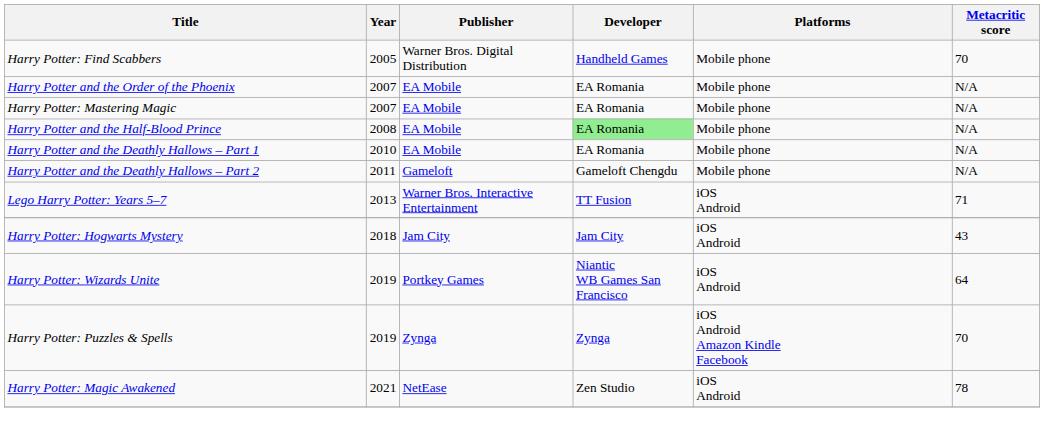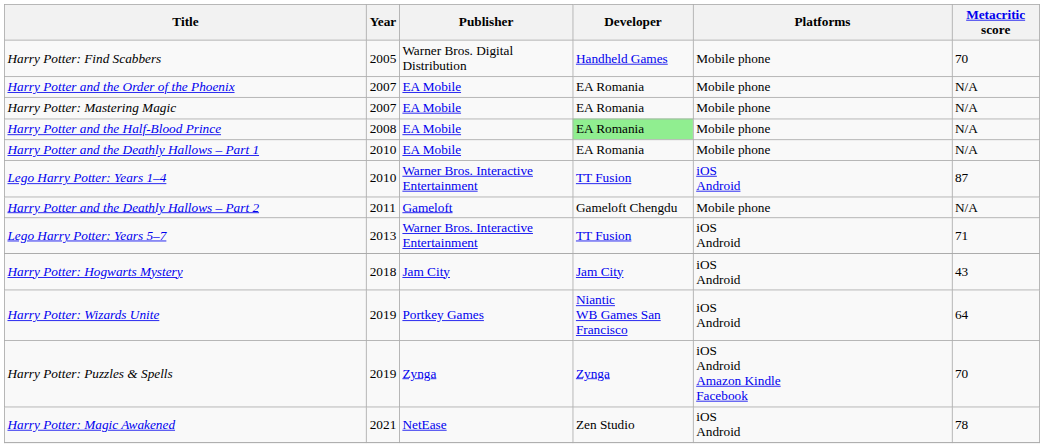+ row: (87, 178)
